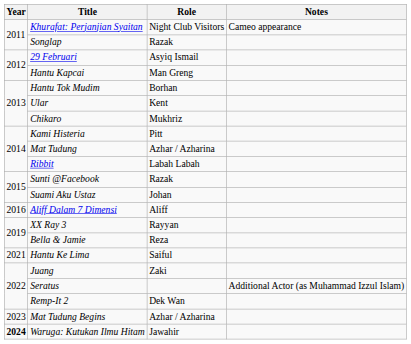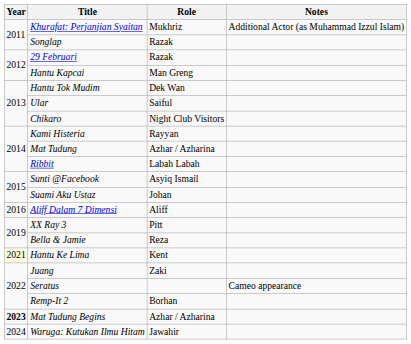(187, 27) Night Club Visitors -> (166, 27) Mukhriz
(265, 27) Cameo appearance -> (316, 27) Additional Actor (as Muhammad Izzul Islam)
(174, 57) Asyiq Ismail -> (161, 57) Razak
(163, 88) Borhan -> (167, 88) Dek Wan
(158, 103) Kent -> (161, 103) Saiful
(166, 118) Mukhriz -> (187, 118) Night Club Visitors
(156, 133) Pitt -> (164, 133) Rayyan
(161, 179) Razak -> (174, 179) Asyiq Ismail
(164, 225) Rayyan -> (156, 225) Pitt
(16, 255) no background -> (16, 255) lightyellow background
(161, 255) Saiful -> (158, 255) Kent
(316, 286) Additional Actor (as Muhammad Izzul Islam) -> (265, 286) Cameo appearance
(167, 301) Dek Wan -> (163, 301) Borhan
(16, 316) normal -> (16, 316) bold
(16, 331) bold -> (16, 331) normal
